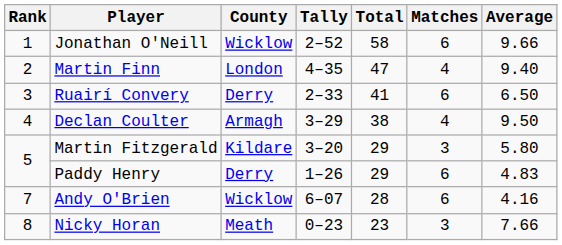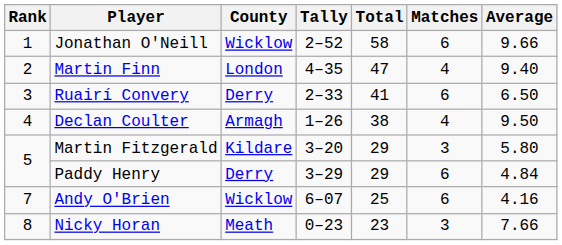(324, 122) 3–29 -> (324, 122) 1–26
(324, 174) 1–26 -> (324, 174) 3–29
(520, 174) 4.83 -> (520, 174) 4.84
(380, 200) 28 -> (380, 200) 25
